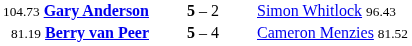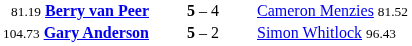rows swapped: (76, 10) <-> (80, 32)
